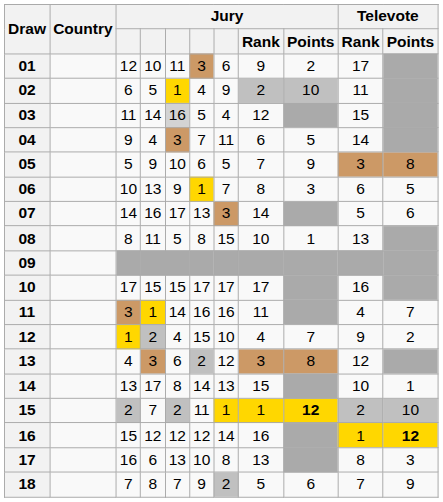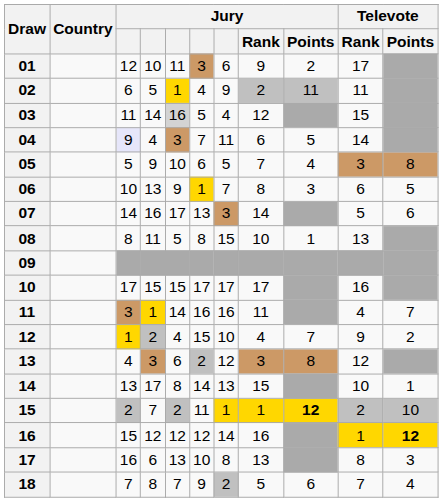(311, 90) 10 -> (311, 90) 11
(128, 139) no background -> (128, 139) lavender background
(311, 164) 9 -> (311, 164) 4
(410, 484) 9 -> (410, 484) 4
